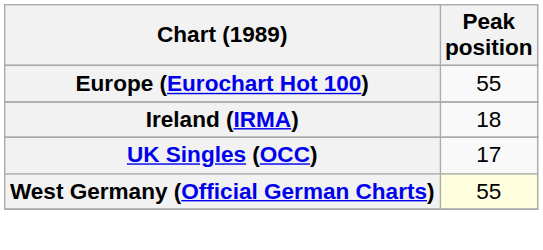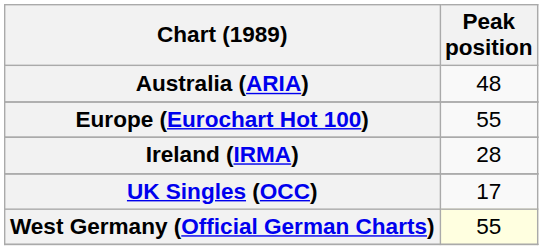+ row: (222, 83)
(489, 119) 18 -> (489, 155) 28
